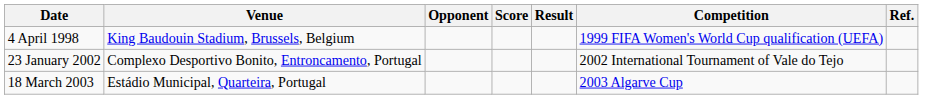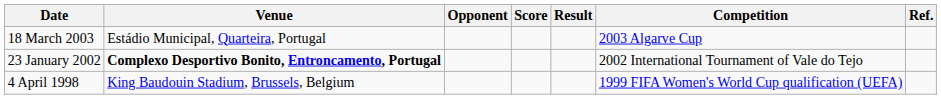rows swapped: (43, 37) <-> (51, 82)
(264, 60) normal -> (274, 60) bold
